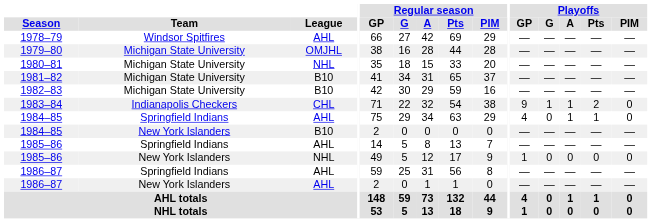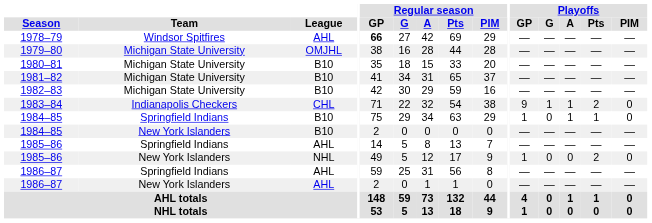(376, 37) normal -> (376, 37) bold
(324, 64) NHL -> (324, 64) B10
(324, 118) AHL -> (324, 118) B10
(524, 118) 4 -> (524, 118) 1
(596, 158) 0 -> (596, 158) 2
